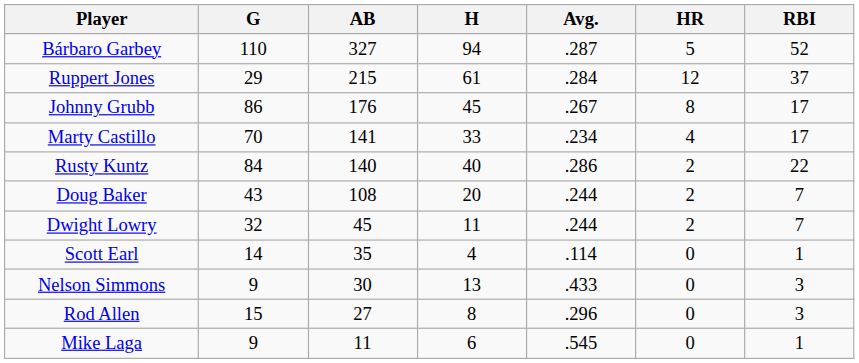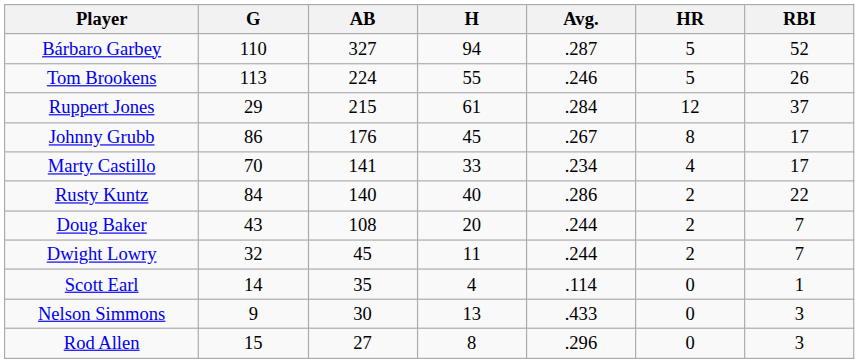+ row: (102, 78)
- row: (102, 343)
